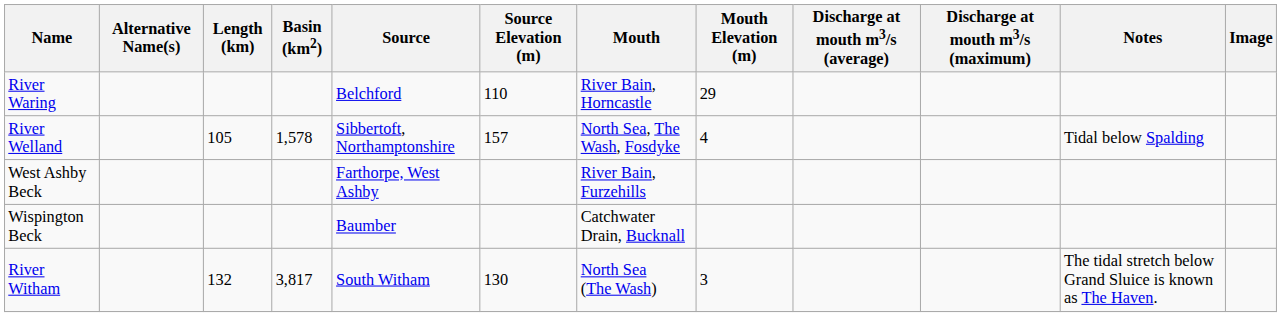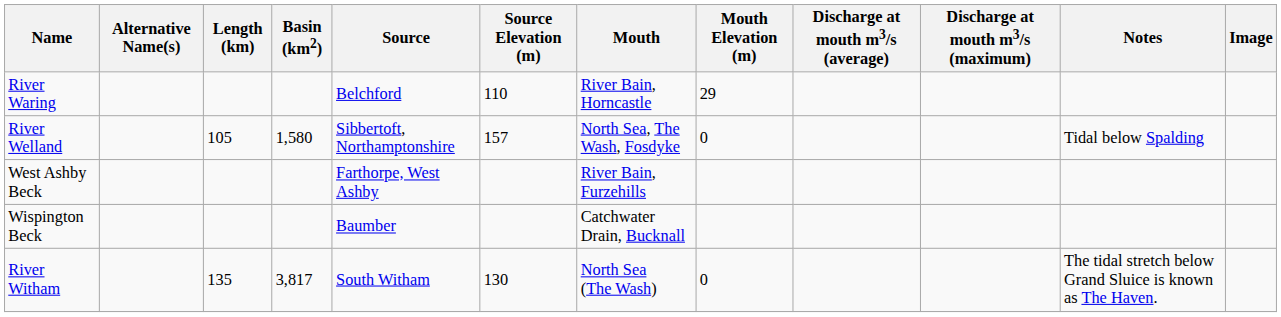(294, 137) 1,578 -> (294, 137) 1,580
(704, 137) 4 -> (704, 137) 0
(220, 279) 132 -> (220, 279) 135
(704, 279) 3 -> (704, 279) 0
